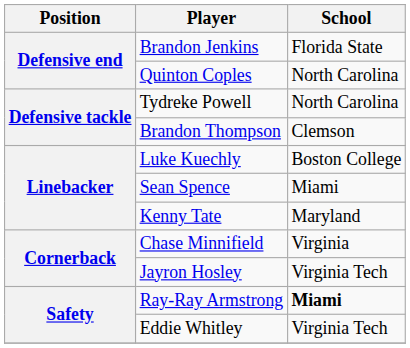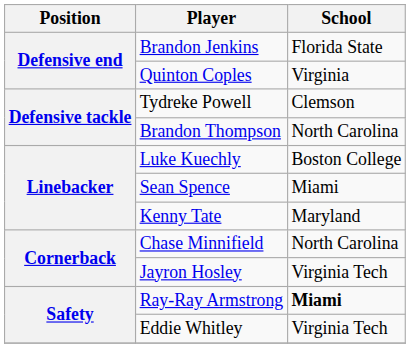(345, 74) North Carolina -> (320, 74) Virginia
(345, 103) North Carolina -> (323, 103) Clemson
(323, 131) Clemson -> (345, 131) North Carolina
(320, 243) Virginia -> (345, 243) North Carolina
